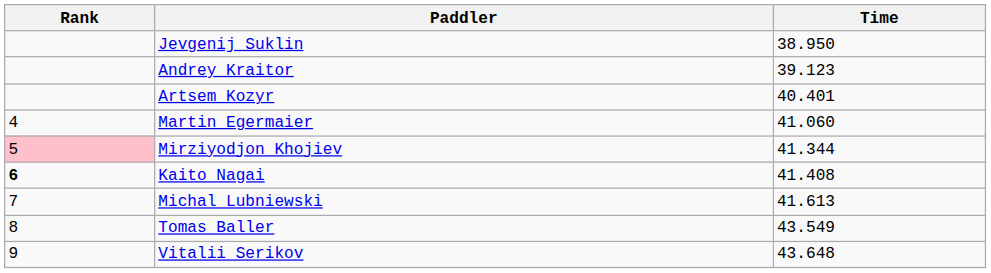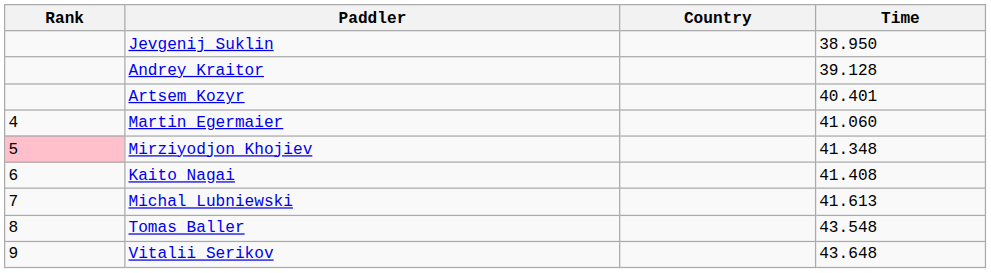+ column: (718, 18)
(806, 70) 39.123 -> (848, 70) 39.128
(806, 149) 41.344 -> (848, 149) 41.348
(13, 175) bold -> (13, 175) normal
(806, 228) 43.549 -> (848, 228) 43.548
